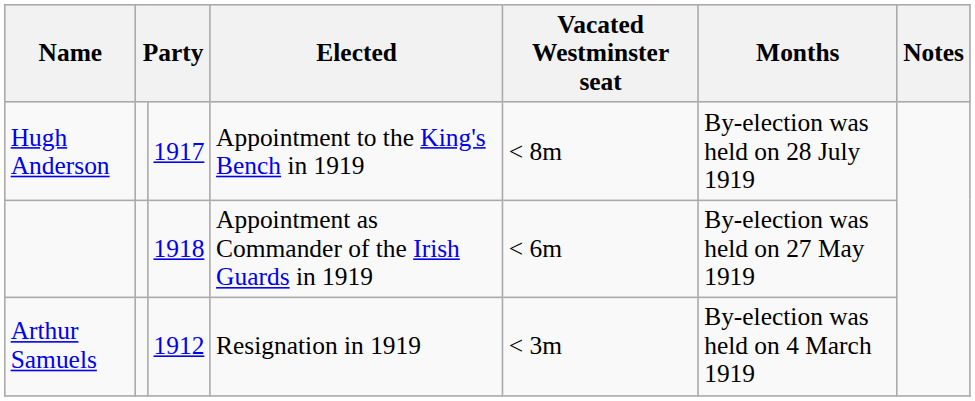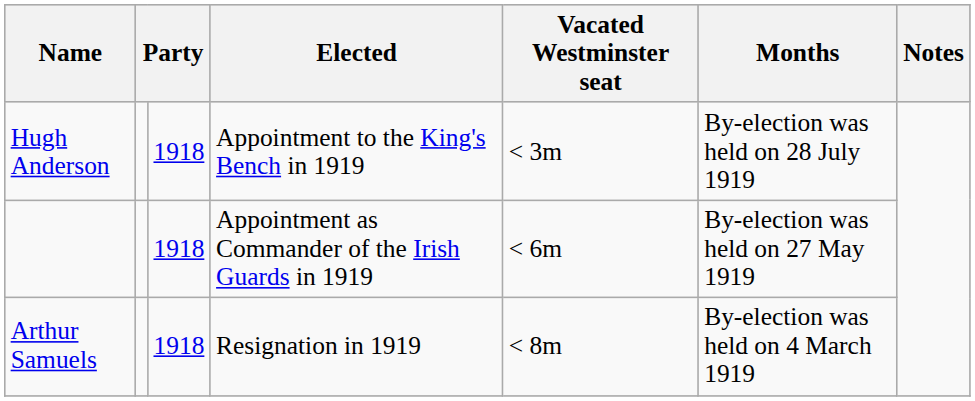(179, 150) 1917 -> (179, 150) 1918
(535, 150) < 8m -> (535, 150) < 3m
(179, 346) 1912 -> (179, 346) 1918
(535, 346) < 3m -> (535, 346) < 8m
